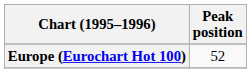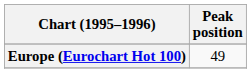(218, 56) 52 -> (218, 56) 49
